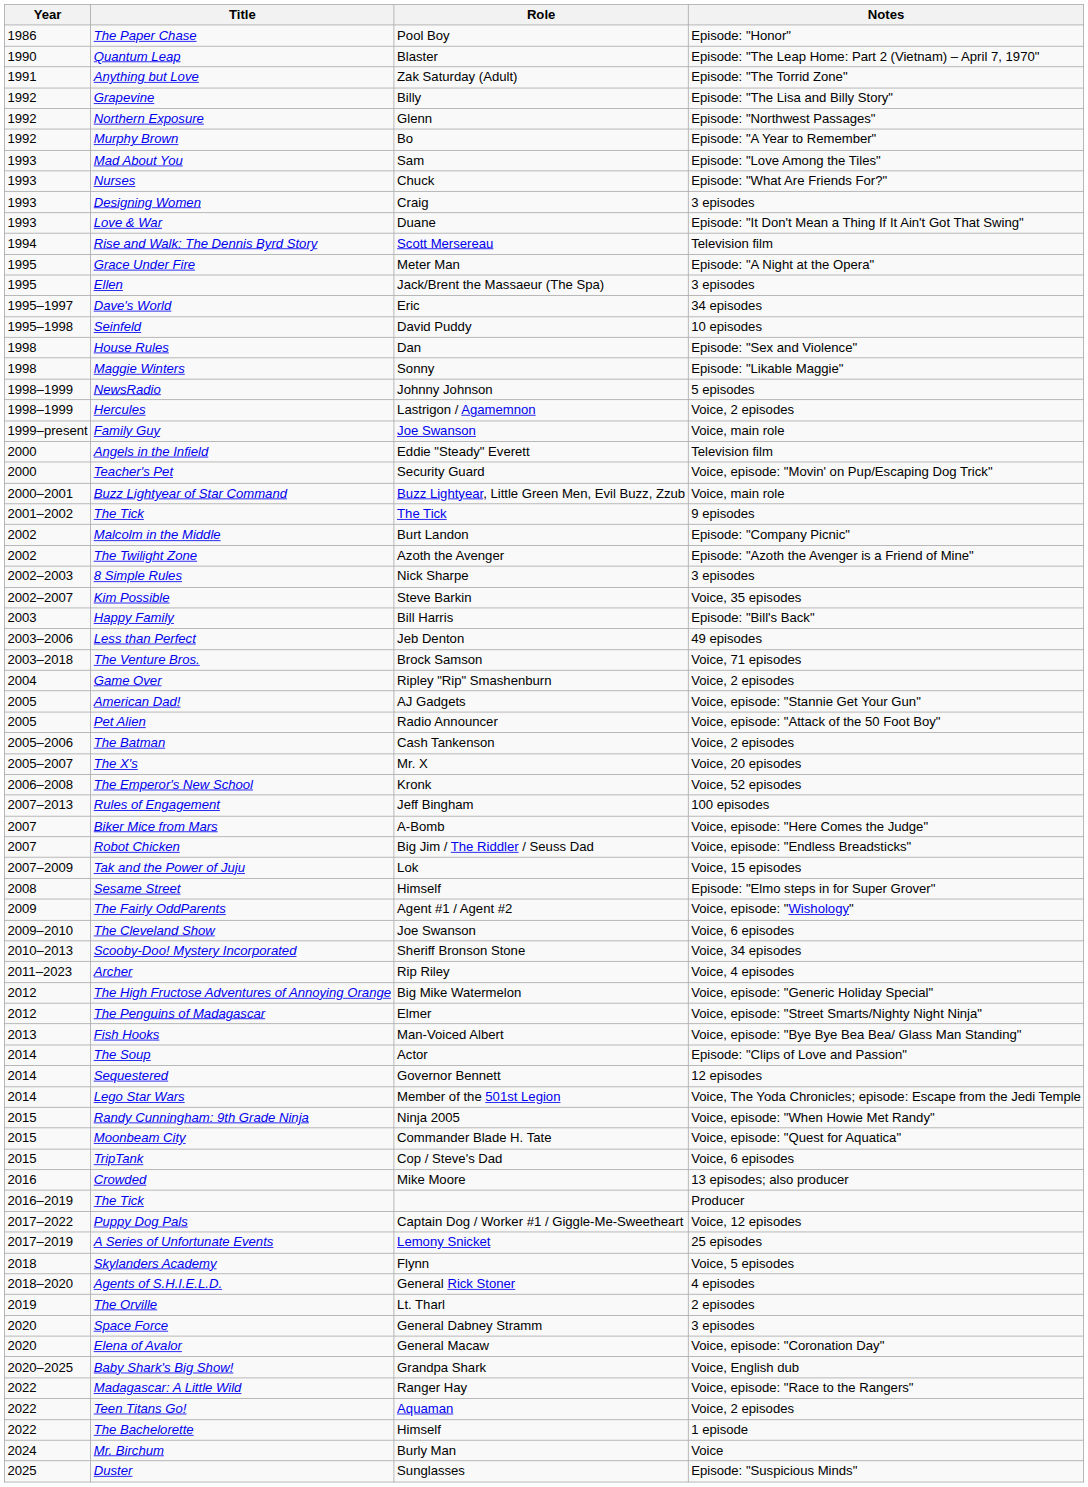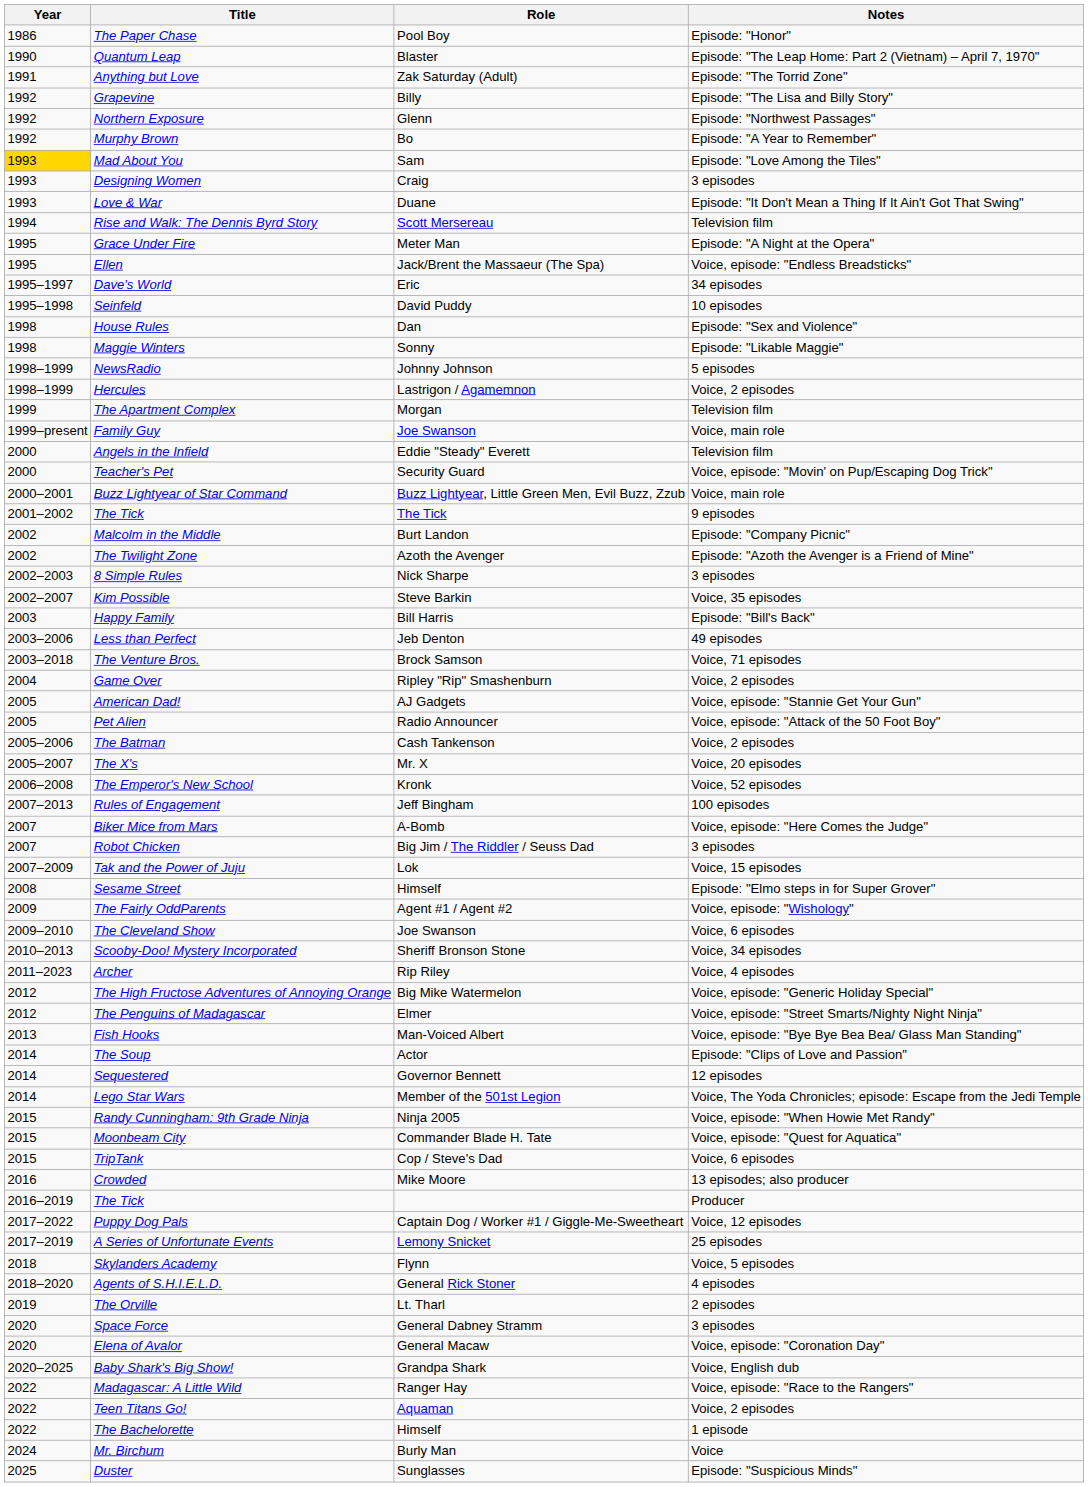(22, 160) no background -> (22, 160) gold background
- row: (115, 181)
(723, 285) 3 episodes -> (801, 264) Voice, episode: "Endless Breadsticks"
+ row: (165, 410)
(801, 847) Voice, episode: "Endless Breadsticks" -> (723, 847) 3 episodes
